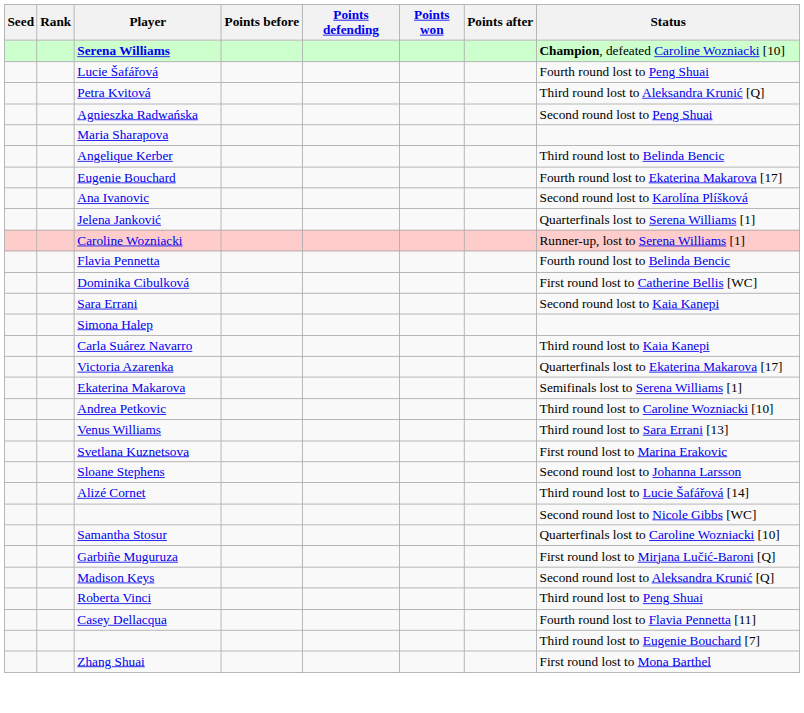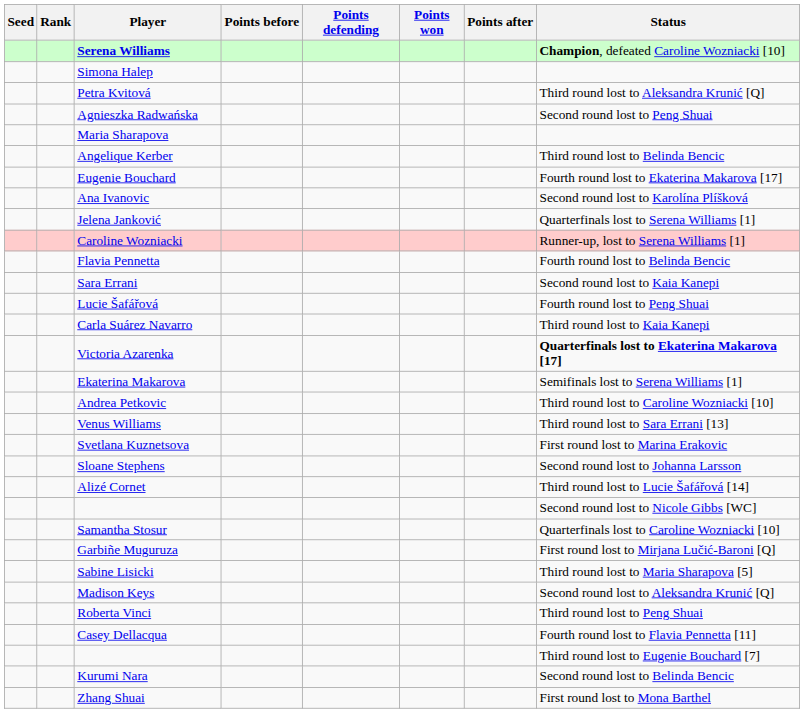rows swapped: (21, 325) <-> (21, 72)
- row: (21, 283)
(661, 366) normal -> (658, 353) bold
+ row: (21, 571)
+ row: (21, 677)
